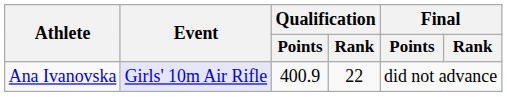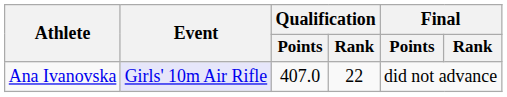(300, 76) 400.9 -> (300, 76) 407.0
